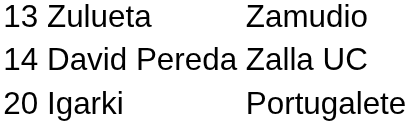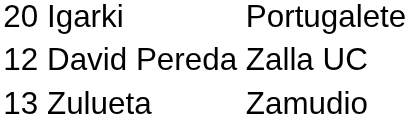rows swapped: (85, 103) <-> (99, 16)
(21, 59) 14 -> (21, 59) 12
